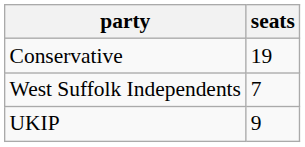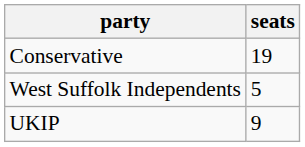(256, 89) 7 -> (256, 89) 5
